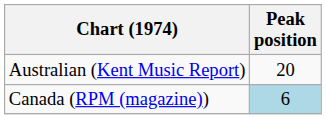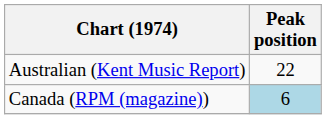(285, 69) 20 -> (285, 69) 22
